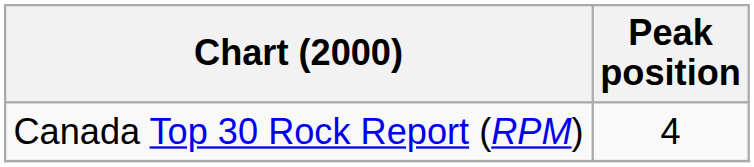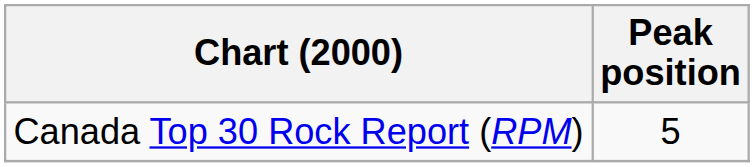(671, 131) 4 -> (671, 131) 5
